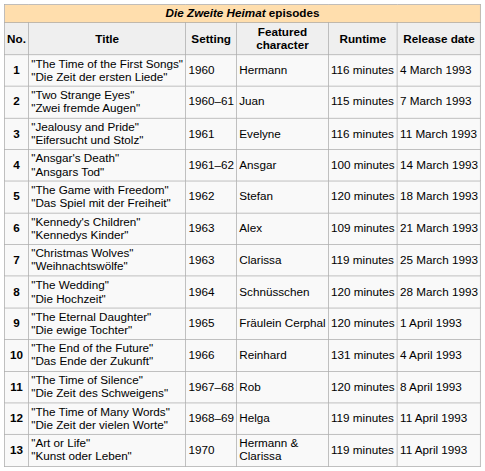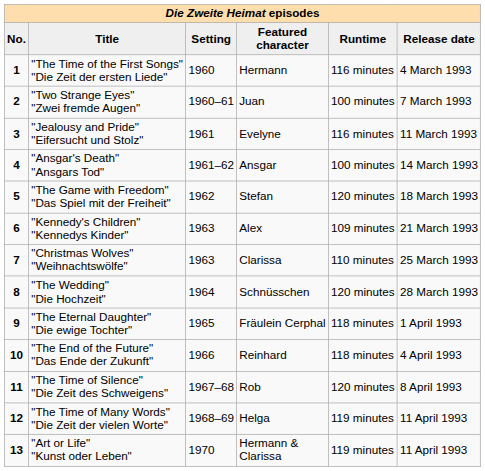(362, 102) 115 minutes -> (363, 102) 100 minutes
(362, 260) 119 minutes -> (362, 260) 110 minutes
(363, 323) 120 minutes -> (362, 323) 118 minutes
(363, 355) 131 minutes -> (362, 355) 118 minutes
